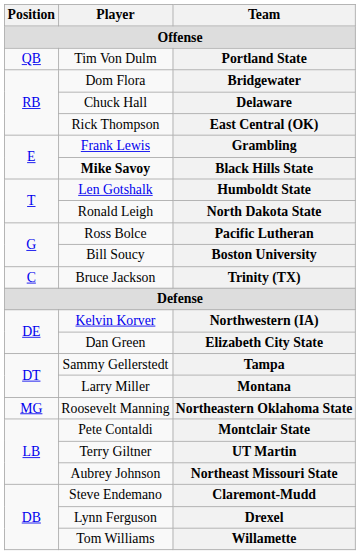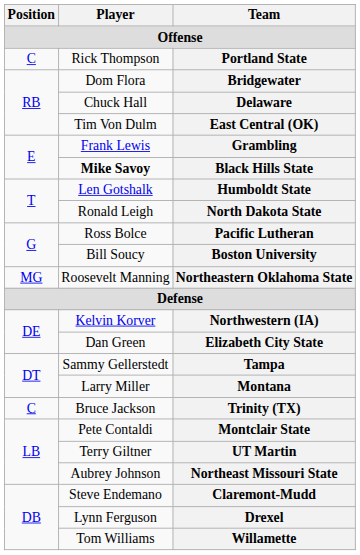(31, 59) QB -> (31, 59) C
(115, 59) Tim Von Dulm -> (115, 59) Rick Thompson
(115, 124) Rick Thompson -> (115, 124) Tim Von Dulm
rows swapped: (264, 277) <-> (264, 408)
